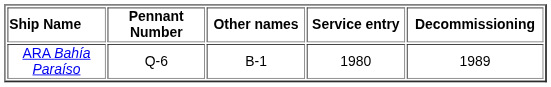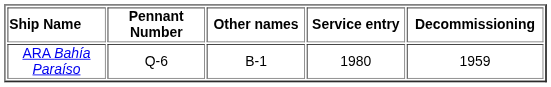(475, 61) 1989 -> (475, 61) 1959
